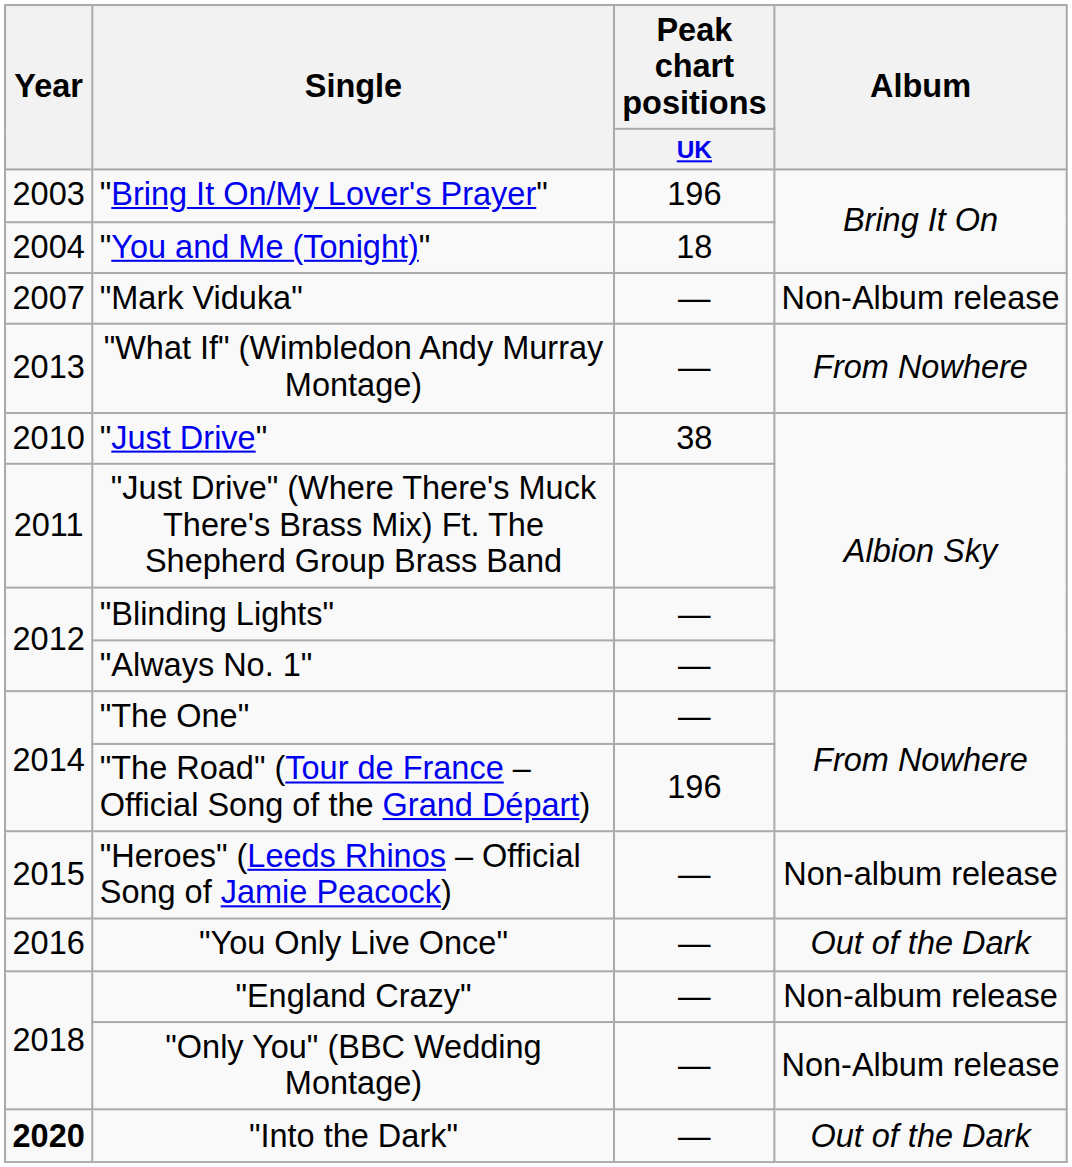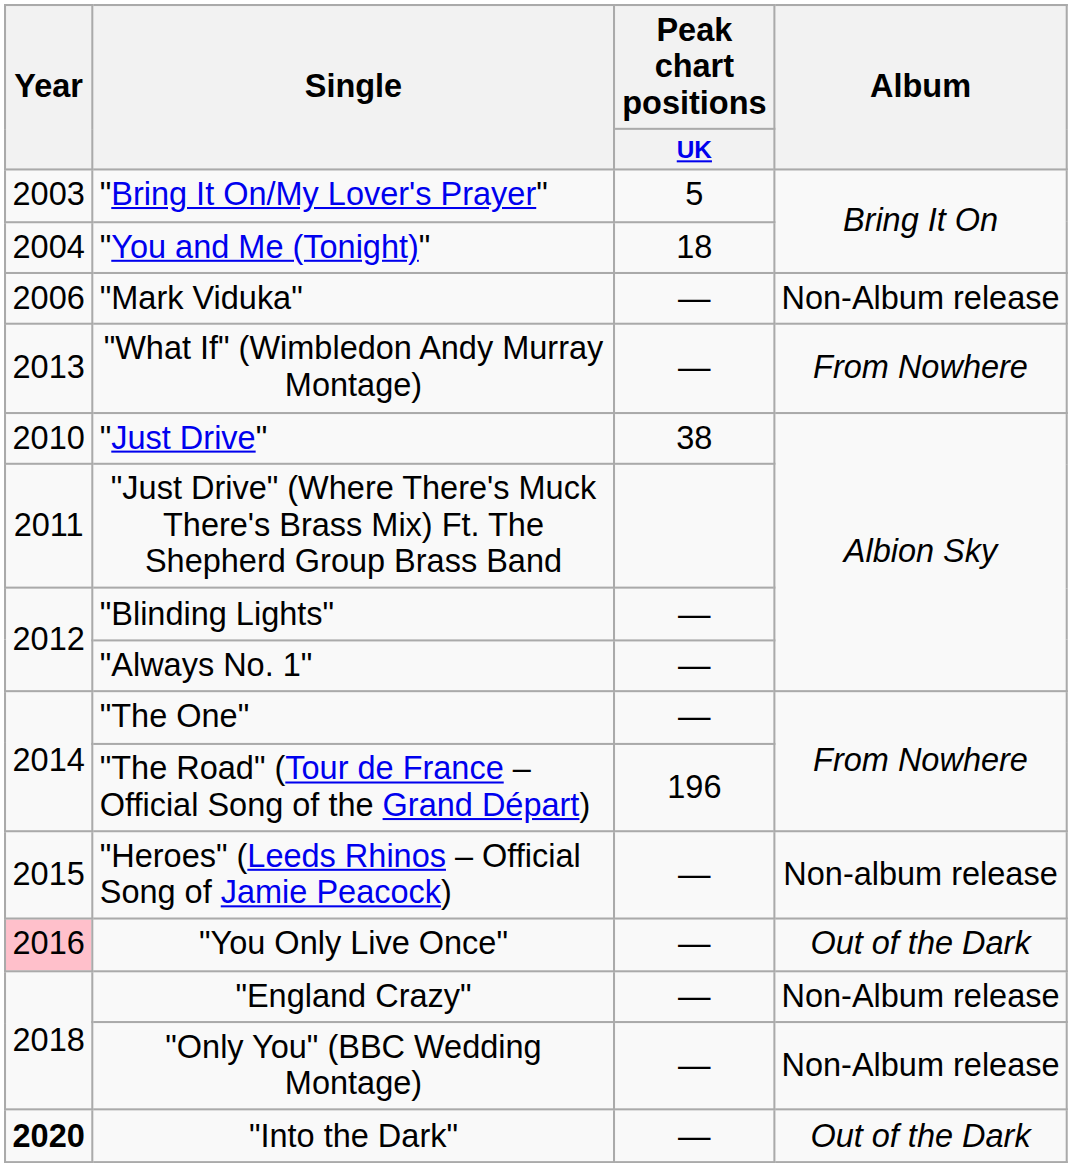(694, 195) 196 -> (694, 195) 5
(49, 298) 2007 -> (49, 298) 2006
(49, 944) no background -> (49, 944) pink background
(921, 995) Non-album release -> (921, 995) Non-Album release
